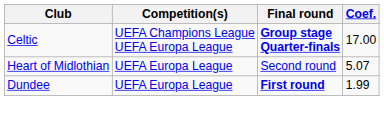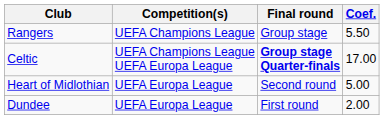+ row: (30, 33)
(358, 66) 5.07 -> (358, 85) 5.00
(292, 85) bold -> (289, 104) normal
(358, 85) 1.99 -> (358, 104) 2.00
